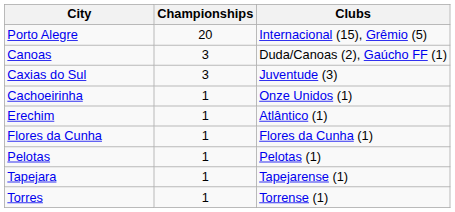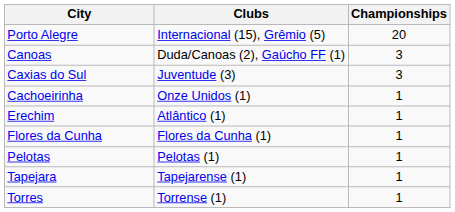columns swapped: (205, 14) <-> (353, 14)
